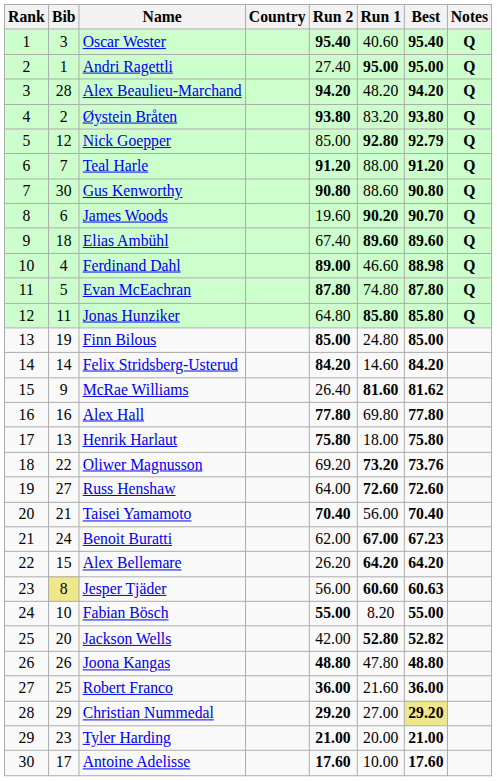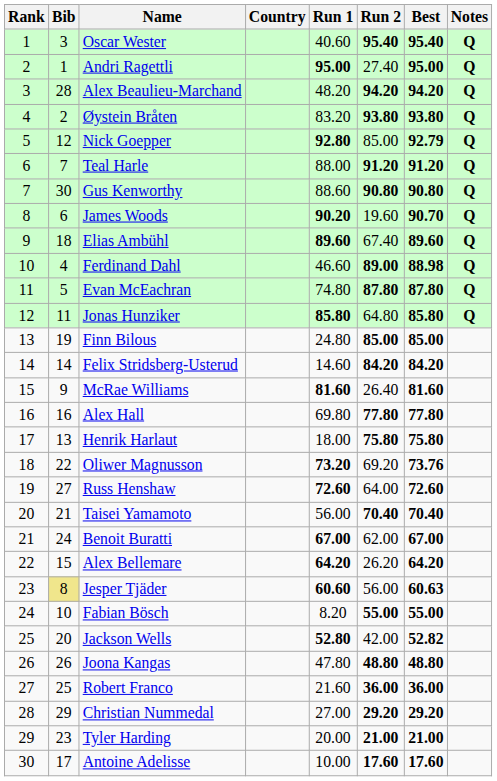columns swapped: (381, 16) <-> (333, 16)
(426, 389) 81.62 -> (426, 389) 81.60
(426, 539) 67.23 -> (426, 539) 67.00
(426, 713) khaki background -> (426, 713) no background
